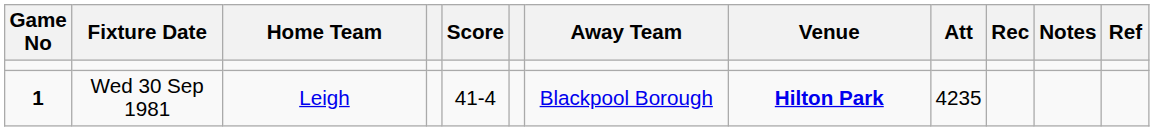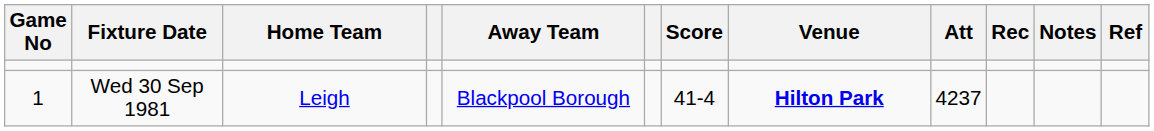columns swapped: (475, 32) <-> (626, 32)
(38, 97) bold -> (38, 97) normal
(958, 97) 4235 -> (958, 97) 4237
